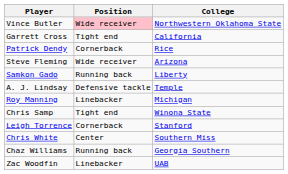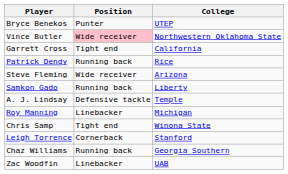+ row: (37, 23)
(99, 49) Cornerback -> (104, 62) Running back
- row: (32, 138)
